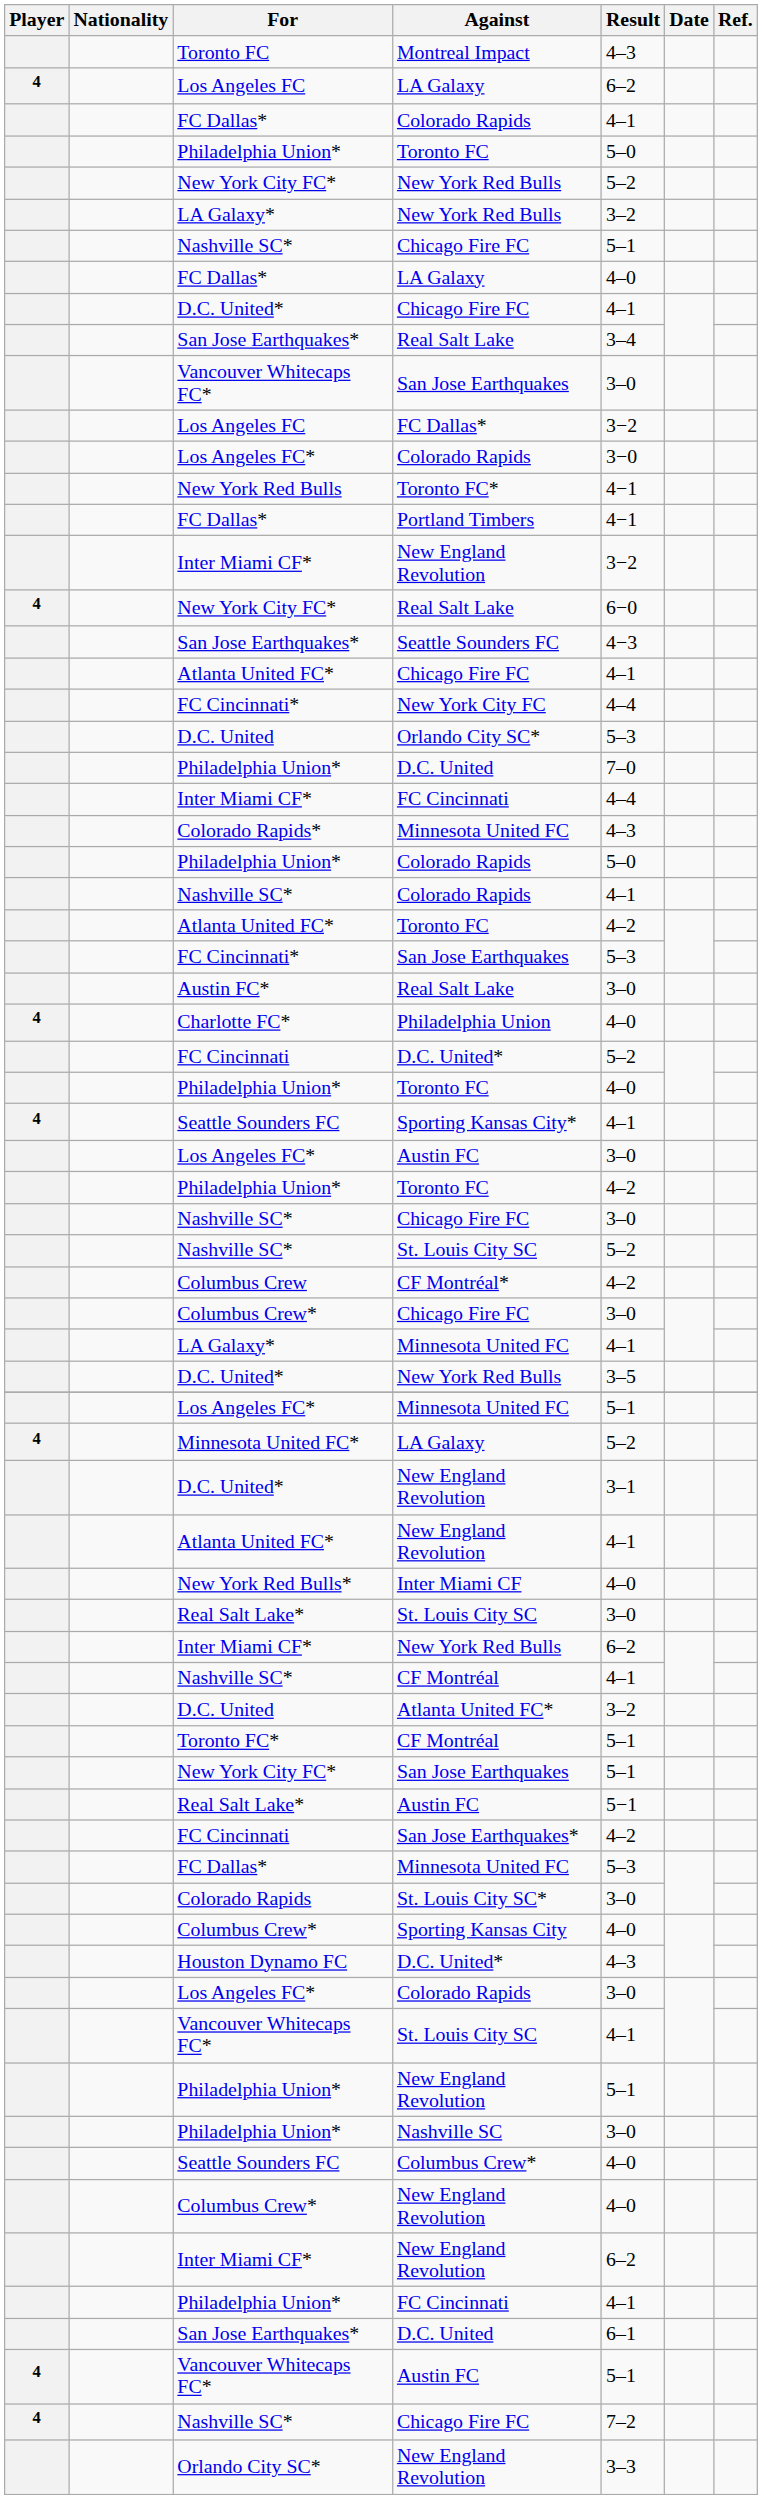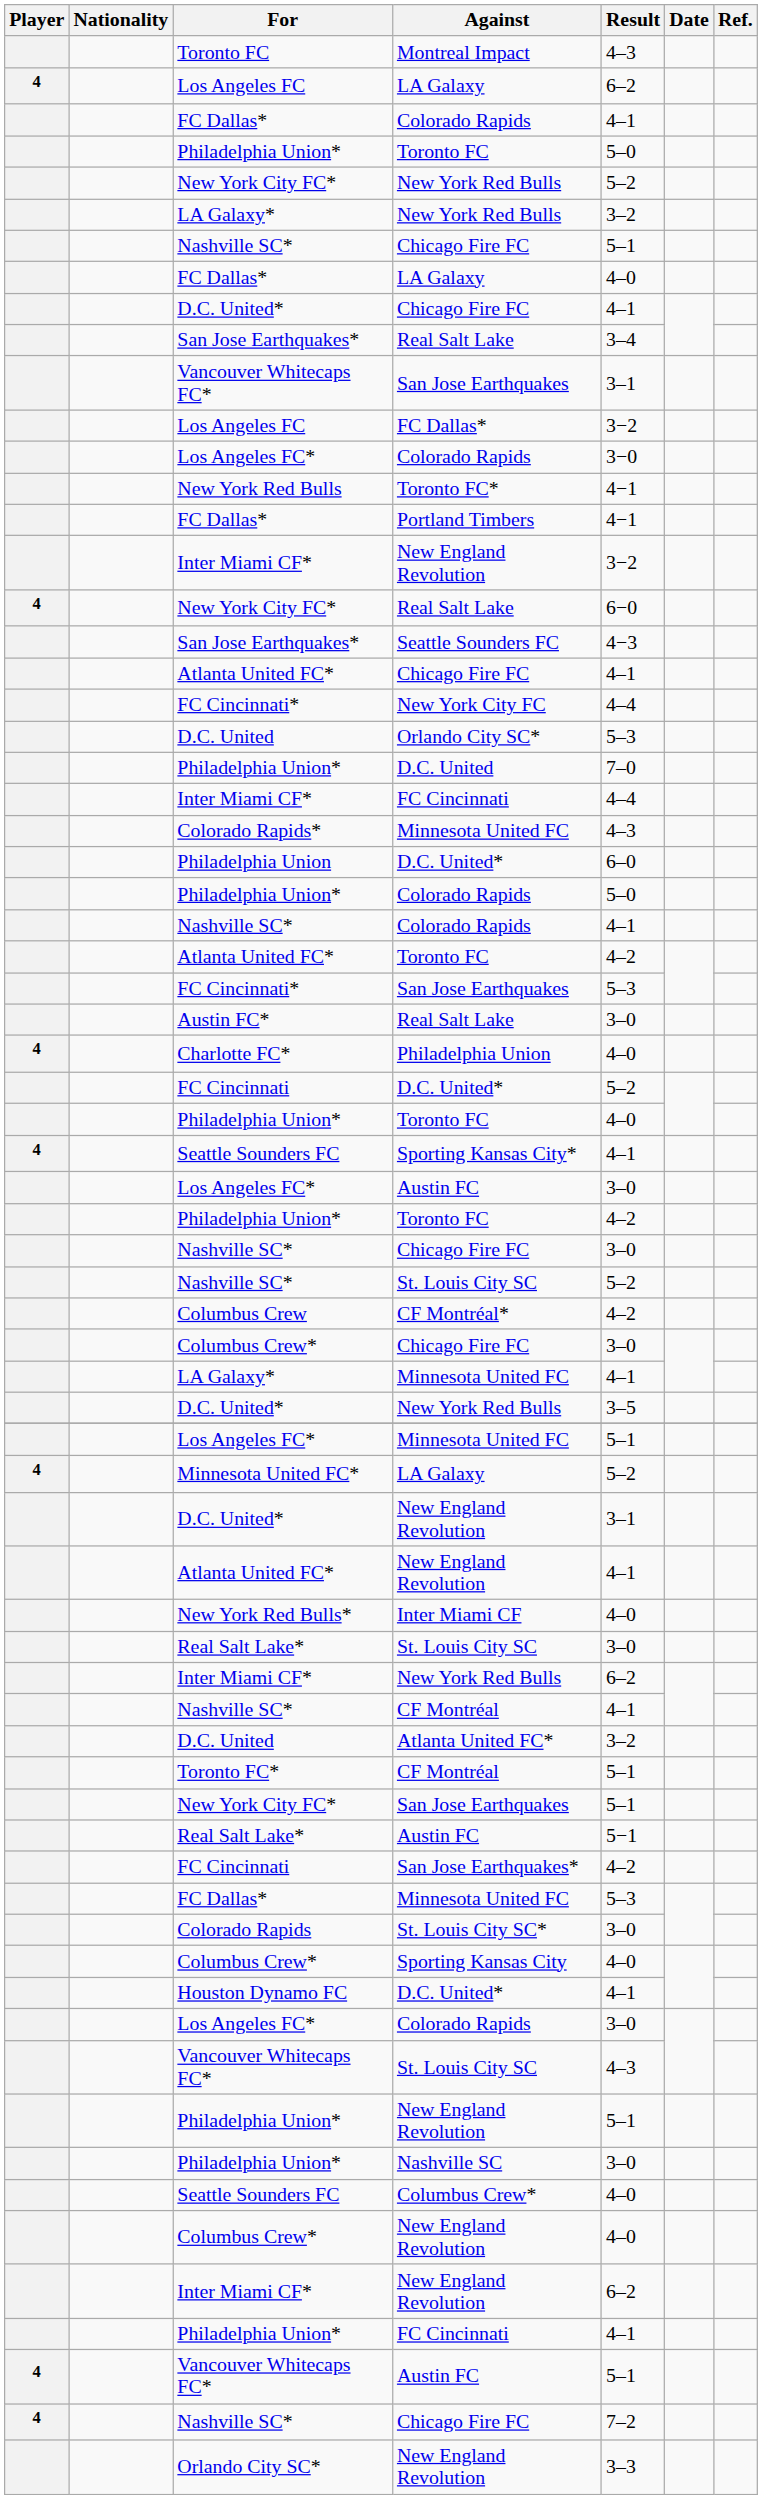(621, 382) 3–0 -> (621, 382) 3–1
+ row: (254, 862)
(621, 1961) 4–3 -> (621, 1992) 4–1
(621, 2035) 4–1 -> (621, 2066) 4–3
- row: (268, 2333)
